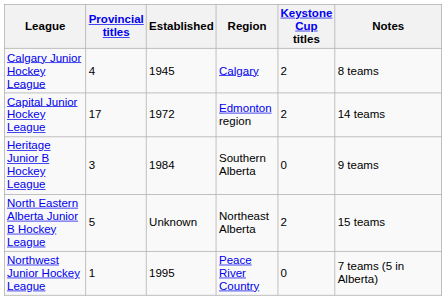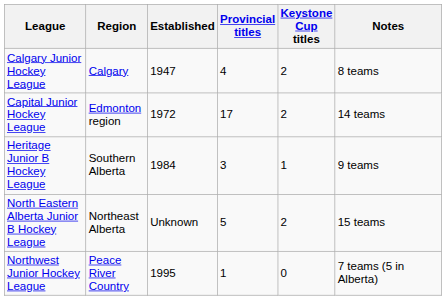columns swapped: (247, 26) <-> (116, 26)
(162, 70) 1945 -> (163, 70) 1947
(284, 165) 0 -> (284, 165) 1
